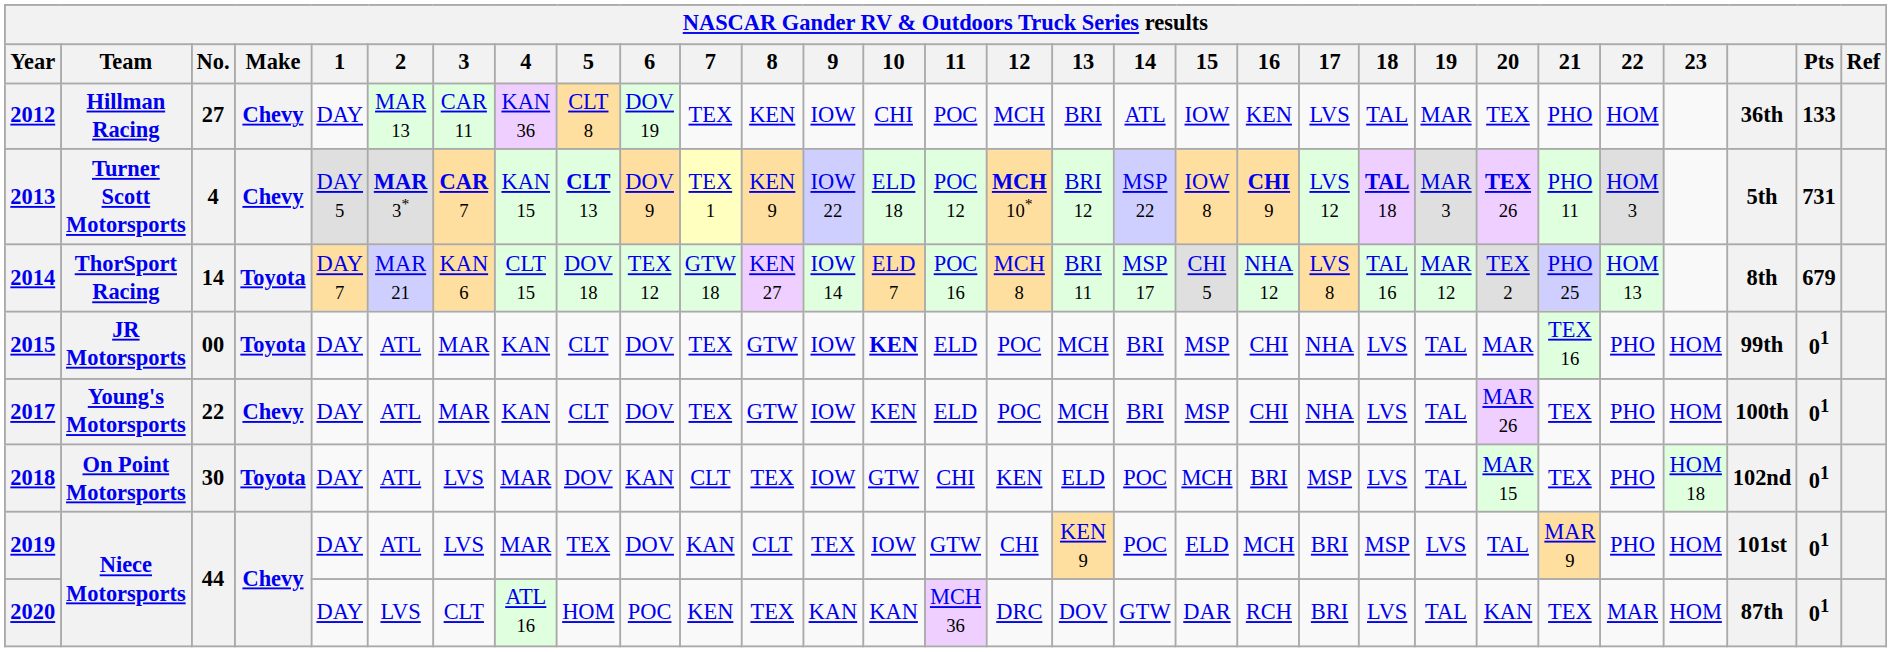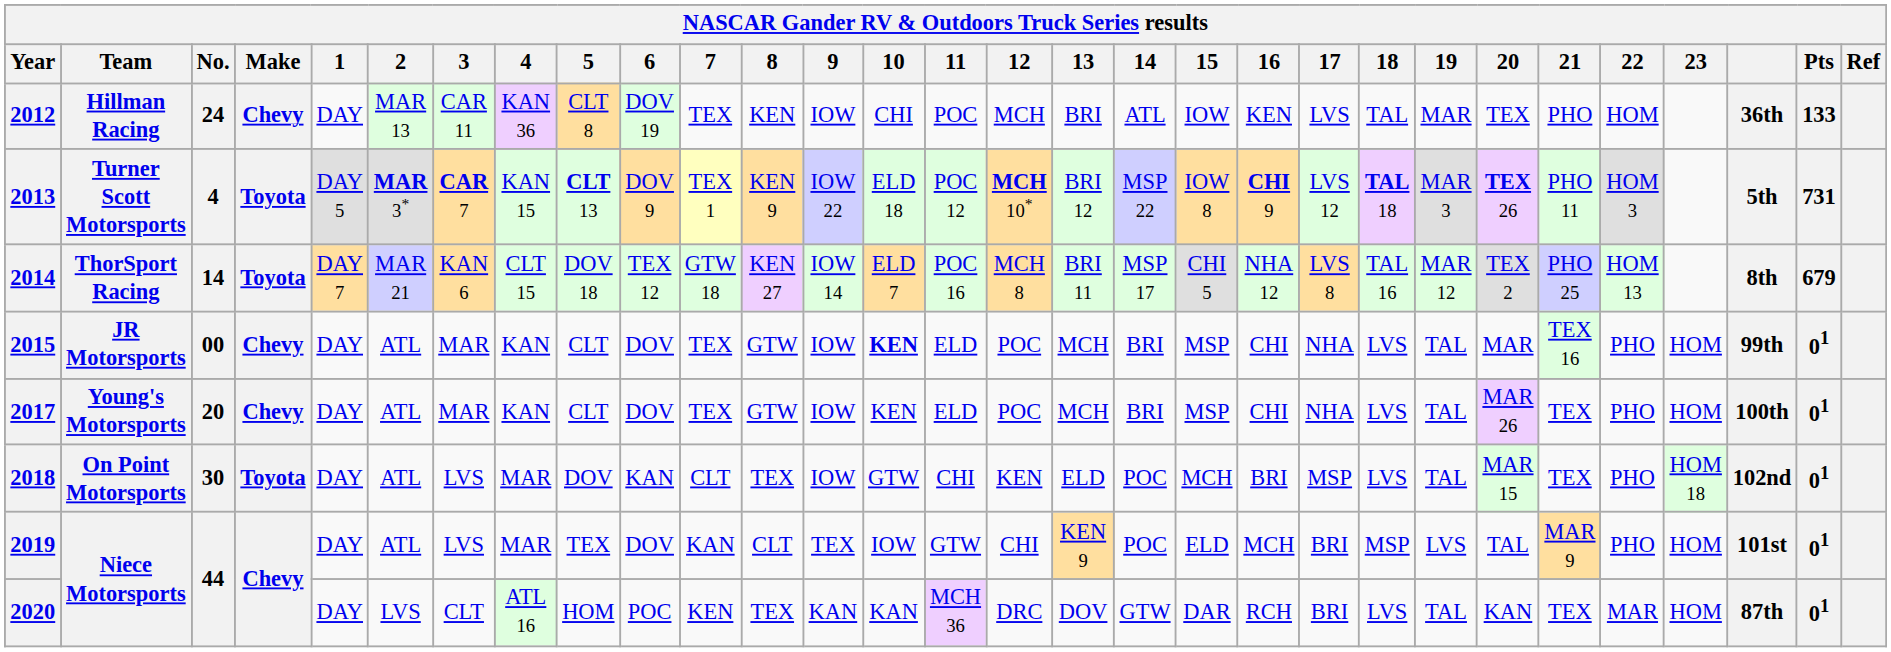(213, 115) 27 -> (213, 115) 24
(273, 196) Chevy -> (273, 196) Toyota
(273, 344) Toyota -> (273, 344) Chevy
(213, 411) 22 -> (213, 411) 20
